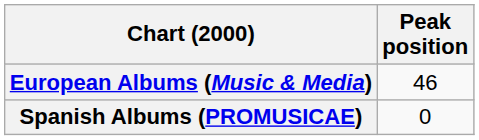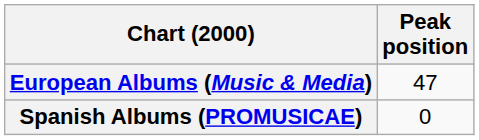(425, 81) 46 -> (425, 81) 47
